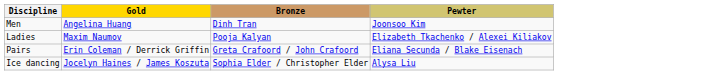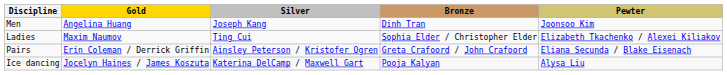+ column: (295, 11)
(242, 37) Pooja Kalyan -> (459, 37) Sophia Elder / Christopher Elder
(291, 63) Sophia Elder / Christopher Elder -> (411, 63) Pooja Kalyan
